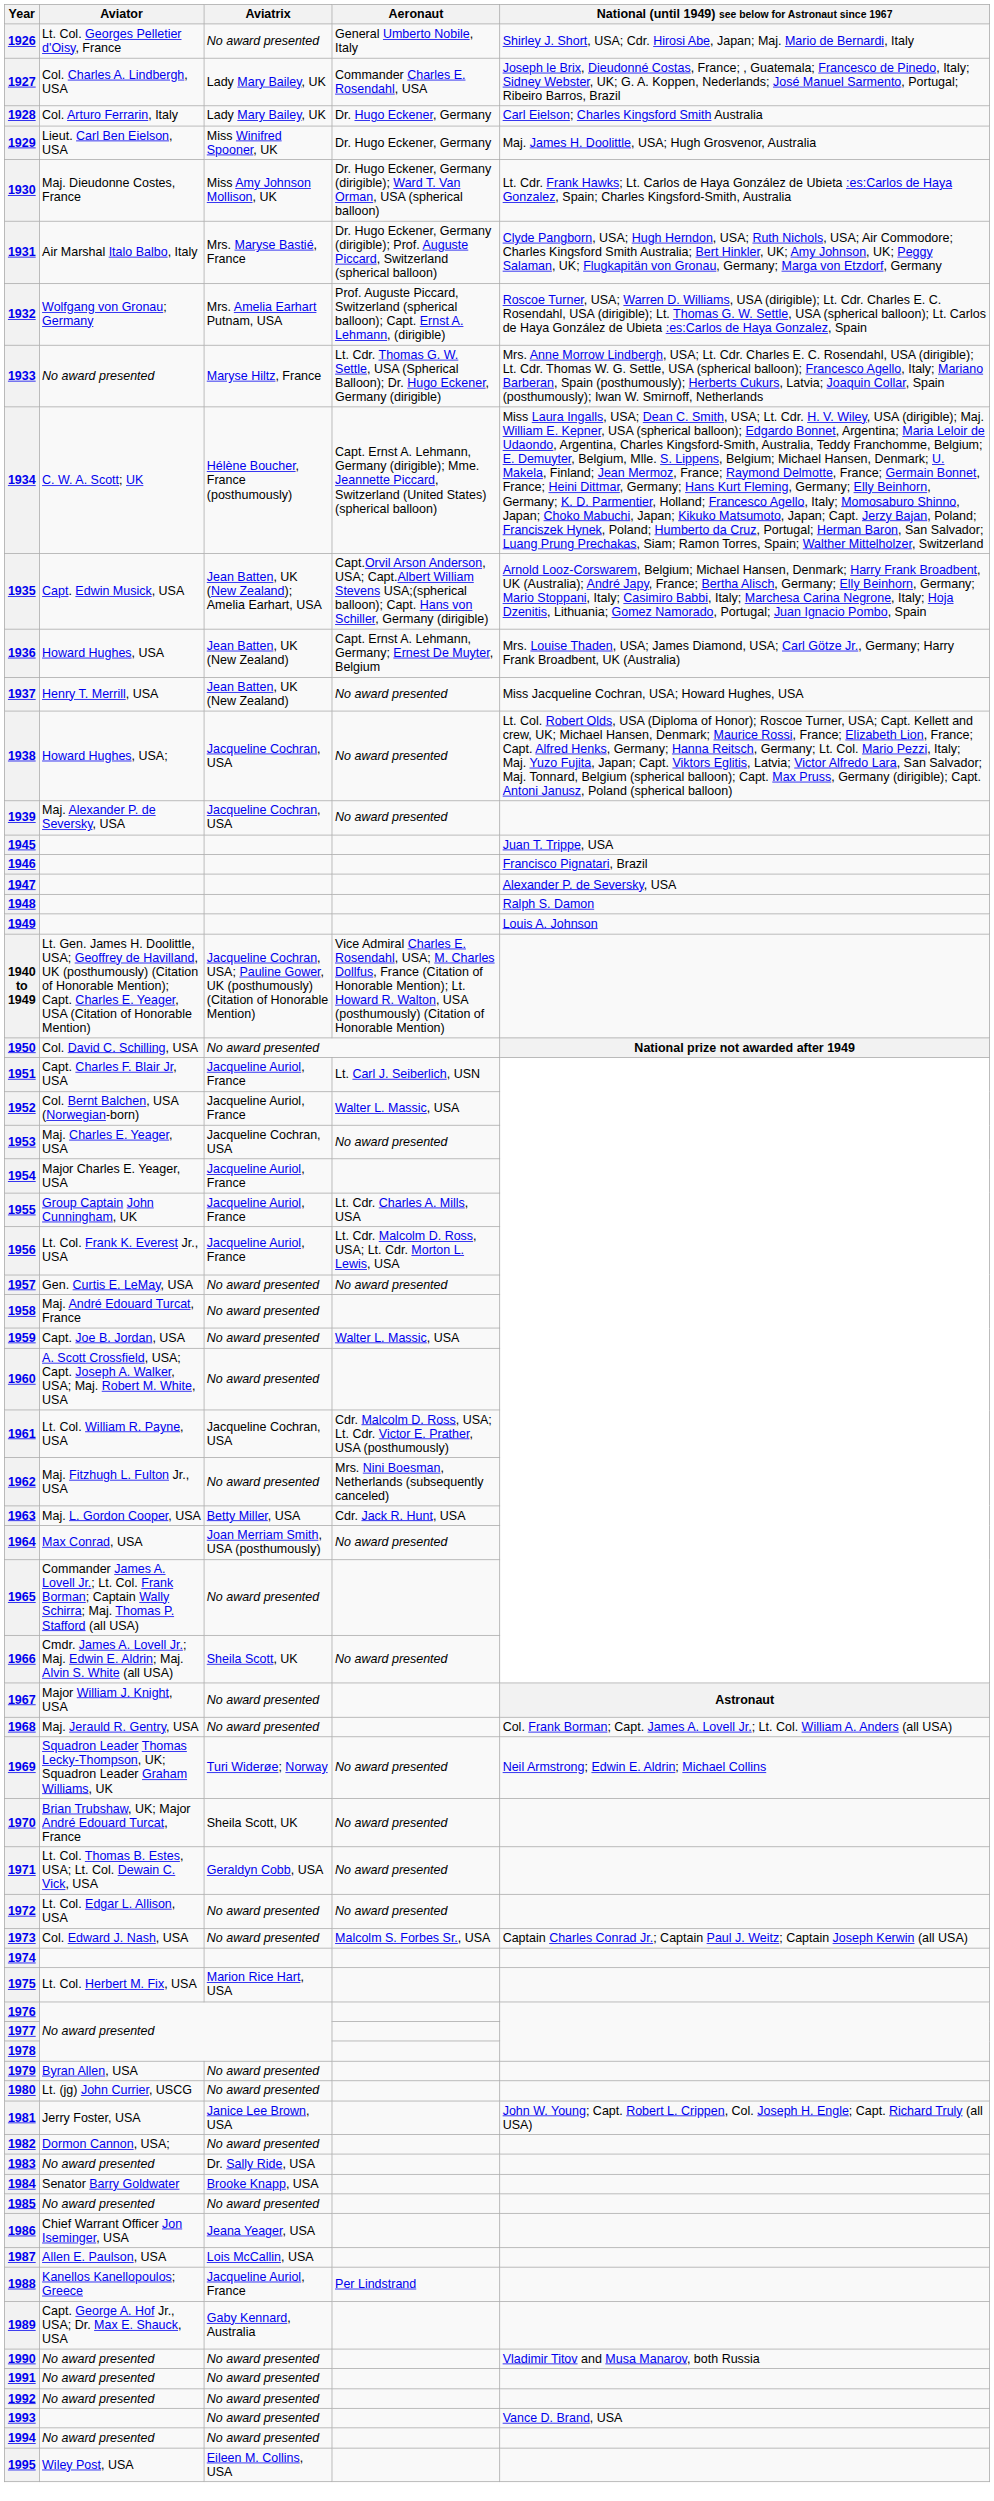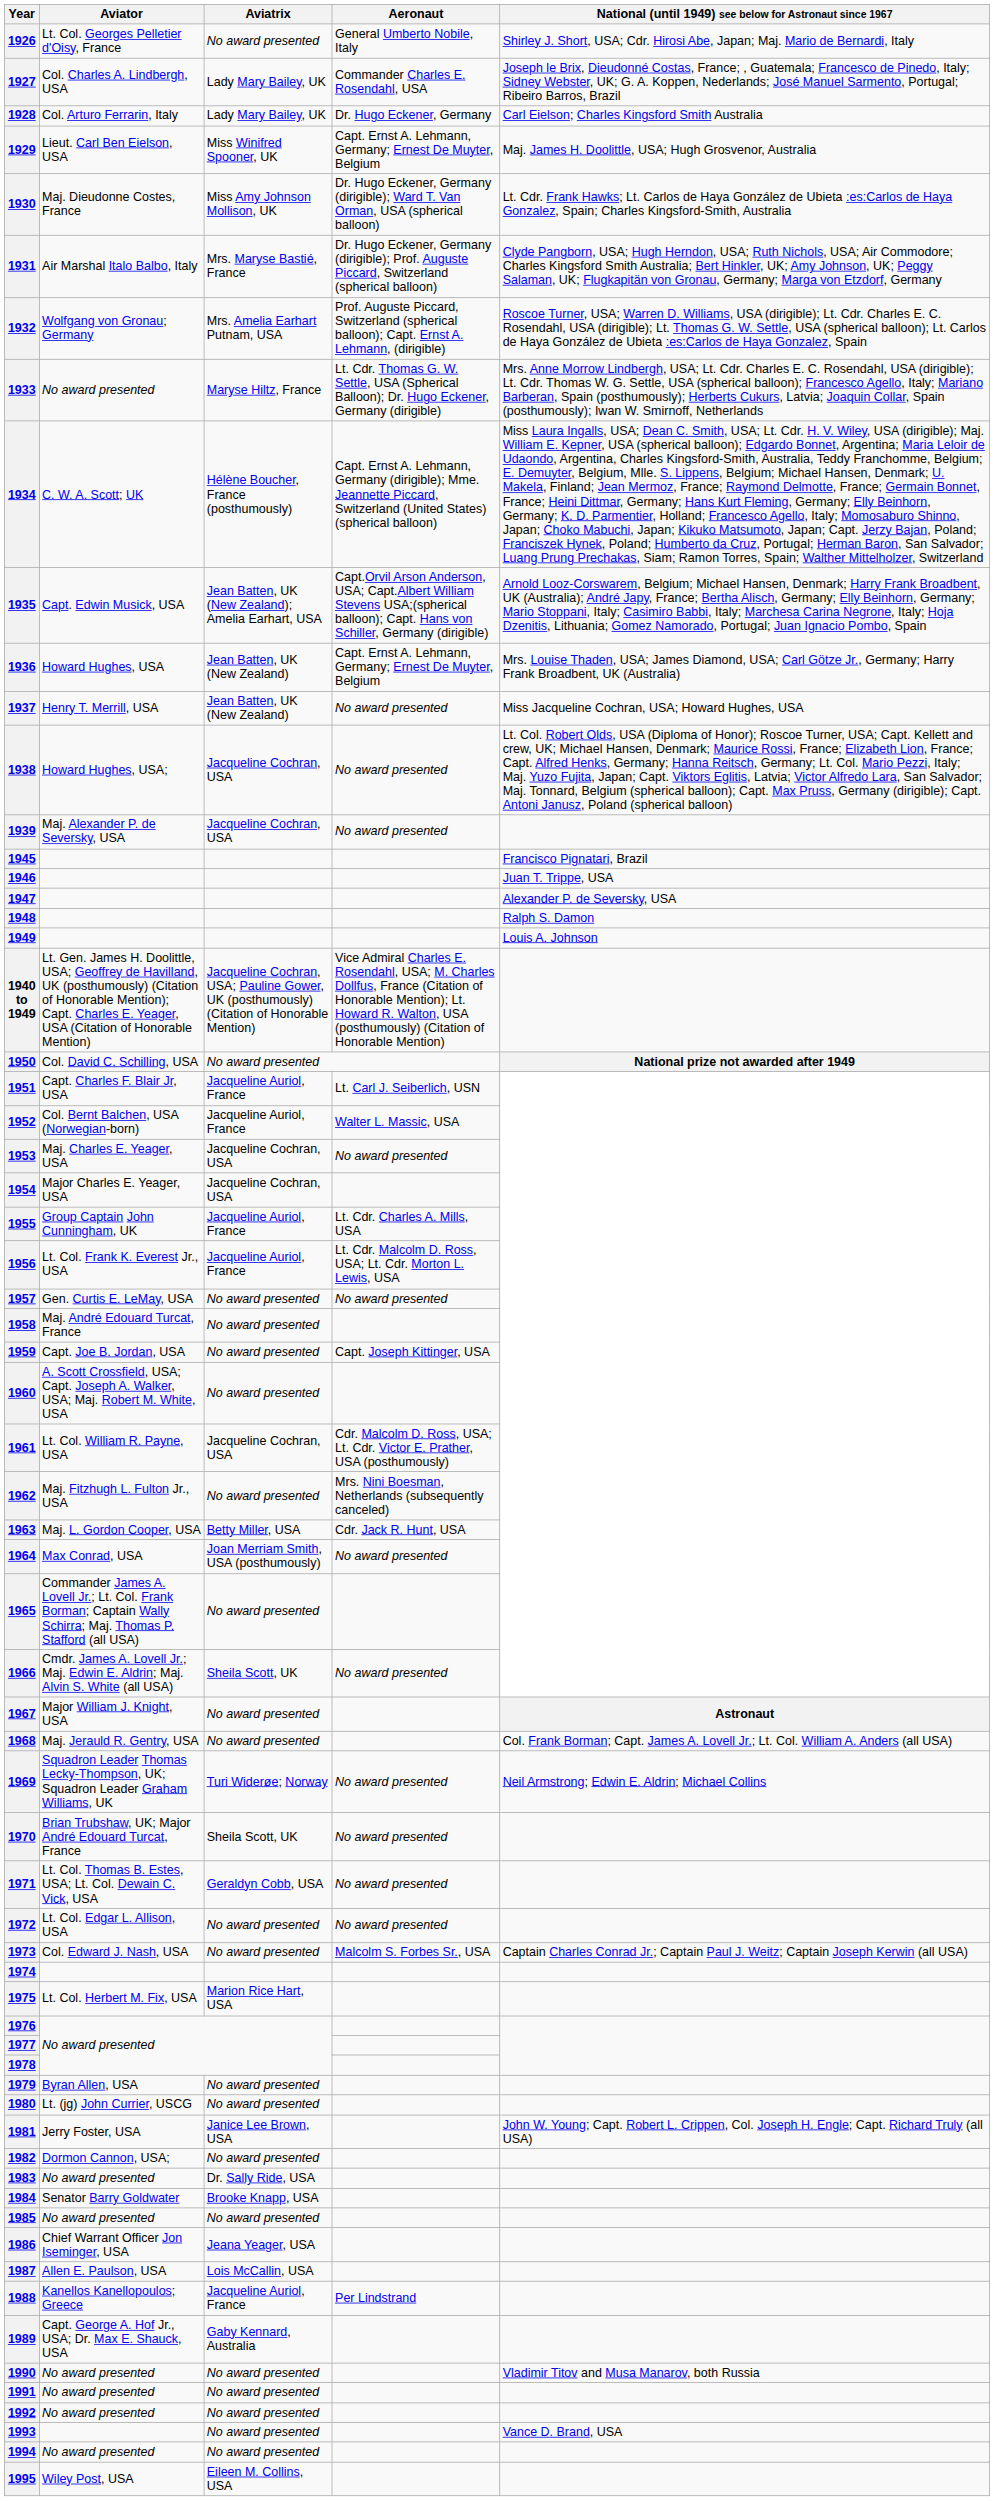(413, 142) Dr. Hugo Eckener, Germany -> (414, 149) Capt. Ernst A. Lehmann, Germany; Ernest De Muyter, Belgium
(558, 844) Juan T. Trippe, USA -> (575, 858) Francisco Pignatari, Brazil
(575, 864) Francisco Pignatari, Brazil -> (558, 878) Juan T. Trippe, USA
(256, 1176) Jacqueline Auriol, France -> (264, 1190) Jacqueline Cochran, USA
(397, 1338) Walter L. Massic, USA -> (412, 1352) Capt. Joseph Kittinger, USA
